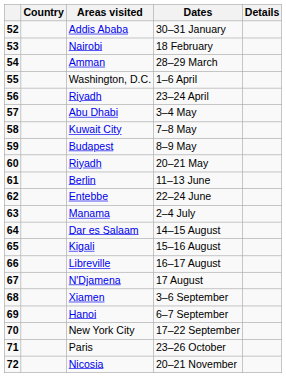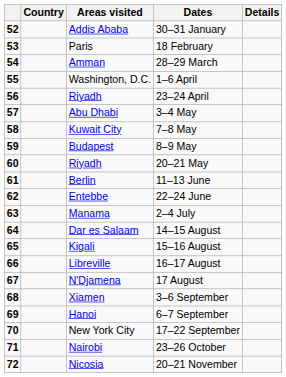(85, 46) Nairobi -> (81, 46) Paris
(81, 347) Paris -> (85, 347) Nairobi
